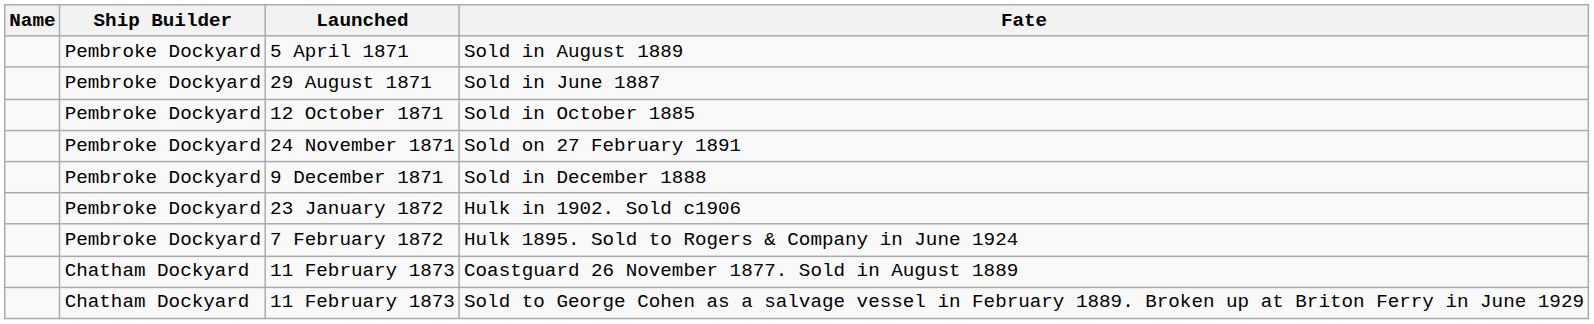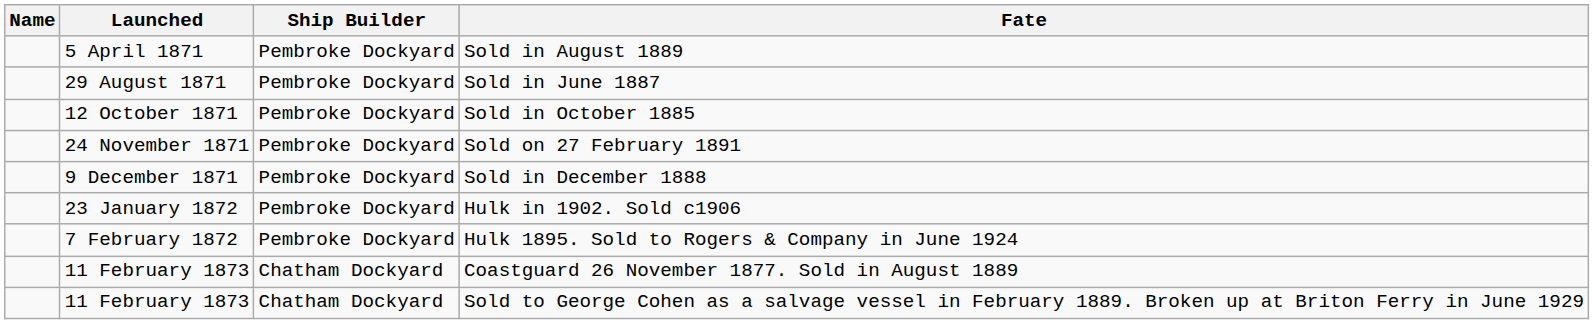columns swapped: (163, 20) <-> (362, 20)
